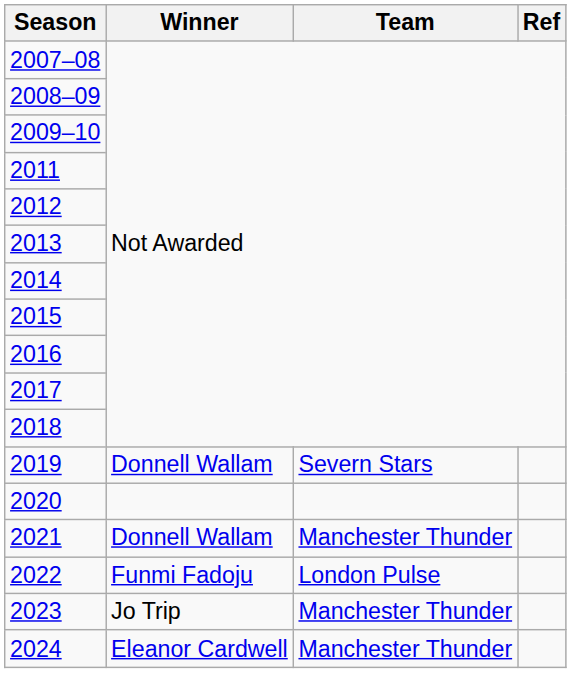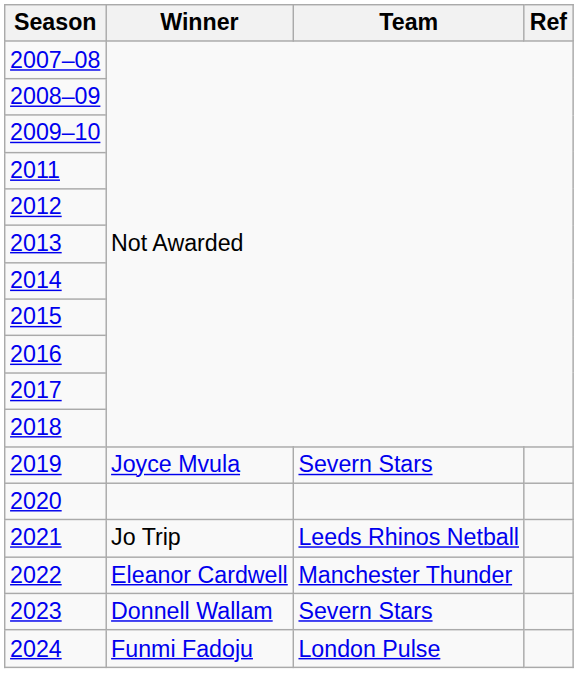(192, 464) Donnell Wallam -> (176, 464) Joyce Mvula
(192, 538) Donnell Wallam -> (146, 538) Jo Trip
(405, 538) Manchester Thunder -> (409, 538) Leeds Rhinos Netball
(182, 574) Funmi Fadoju -> (199, 574) Eleanor Cardwell
(369, 574) London Pulse -> (405, 574) Manchester Thunder
(146, 611) Jo Trip -> (192, 611) Donnell Wallam
(405, 611) Manchester Thunder -> (366, 611) Severn Stars
(199, 648) Eleanor Cardwell -> (182, 648) Funmi Fadoju
(405, 648) Manchester Thunder -> (369, 648) London Pulse
